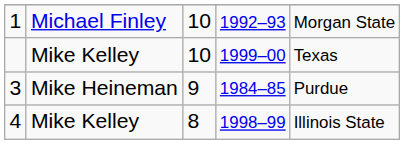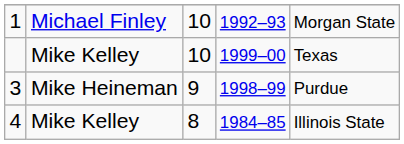(253, 88) 1984–85 -> (253, 88) 1998–99
(253, 122) 1998–99 -> (253, 122) 1984–85
